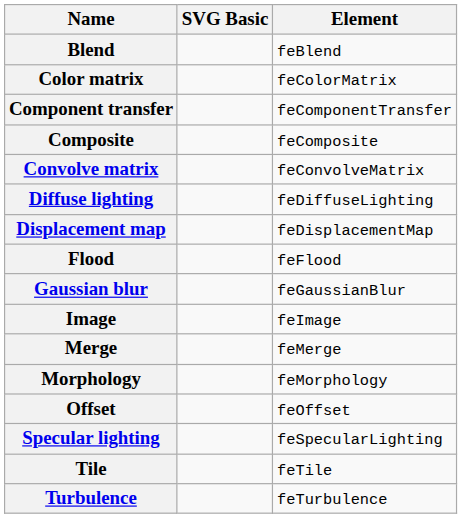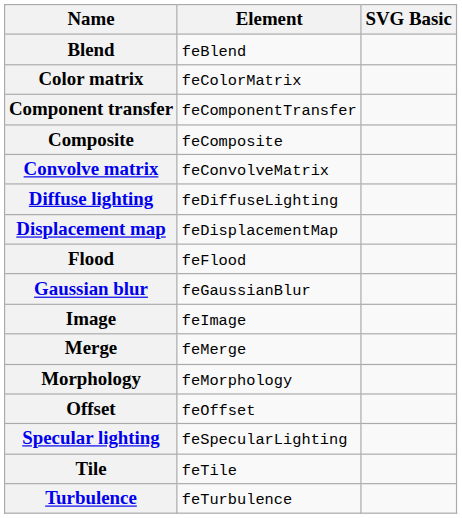columns swapped: (364, 19) <-> (225, 19)
